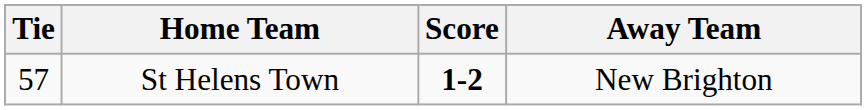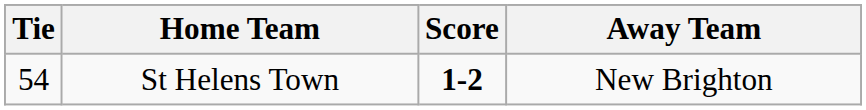(34, 78) 57 -> (34, 78) 54
